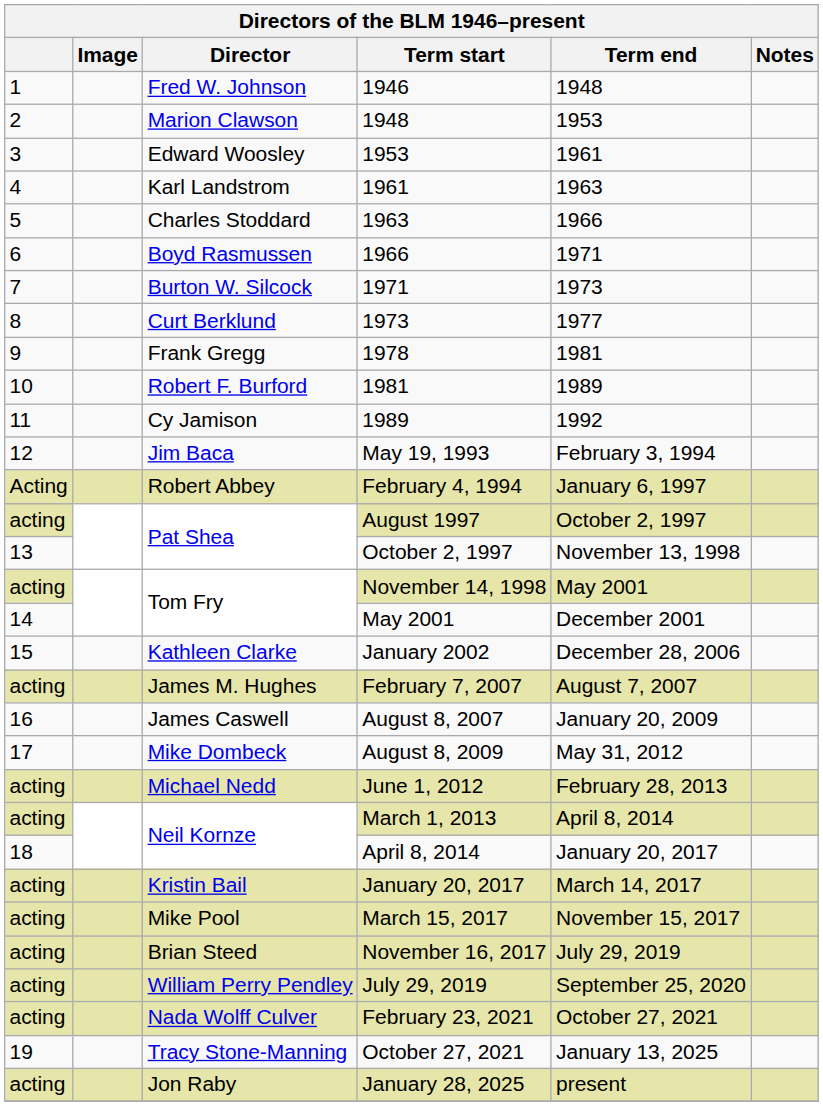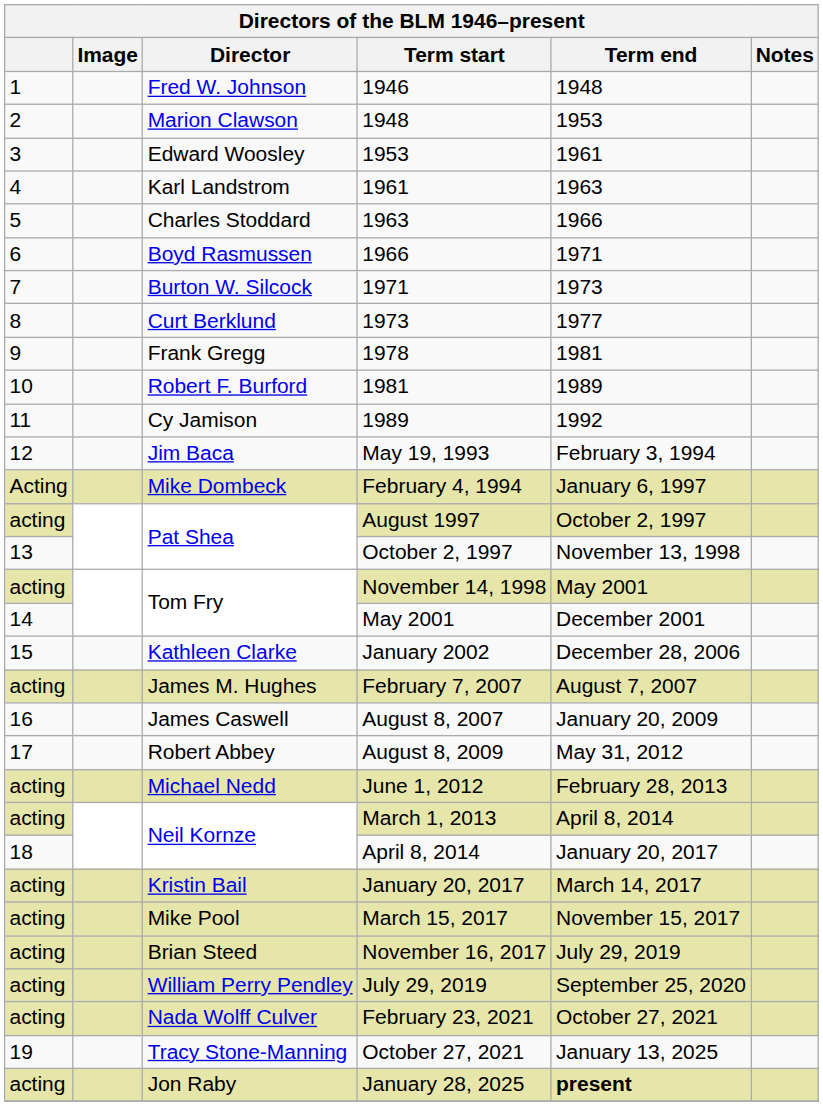(211, 486) Robert Abbey -> (217, 486) Mike Dombeck
(217, 752) Mike Dombeck -> (211, 752) Robert Abbey
(591, 1084) normal -> (594, 1084) bold
